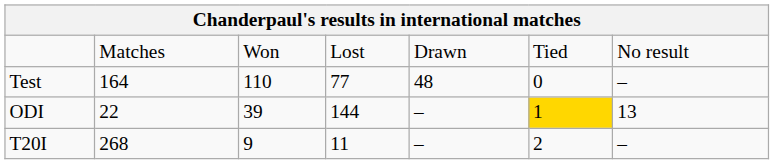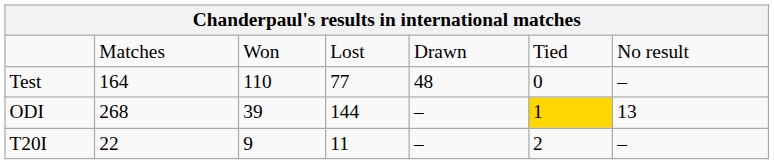(109, 112) 22 -> (114, 112) 268
(114, 143) 268 -> (109, 143) 22
